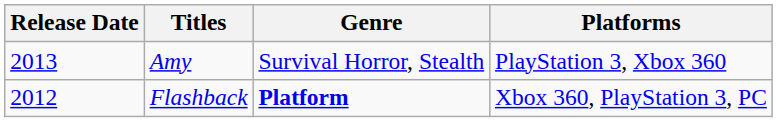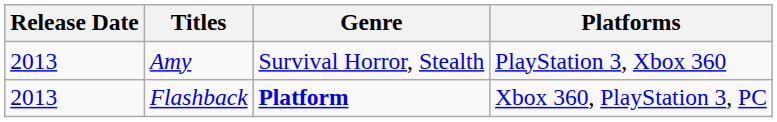(34, 97) 2012 -> (34, 97) 2013
